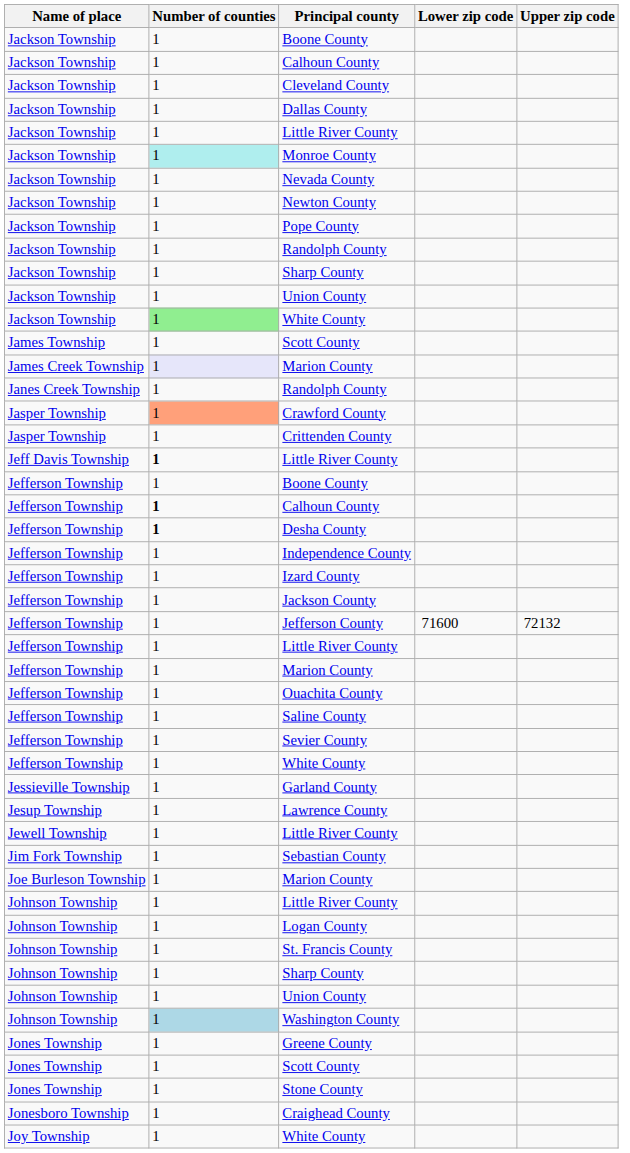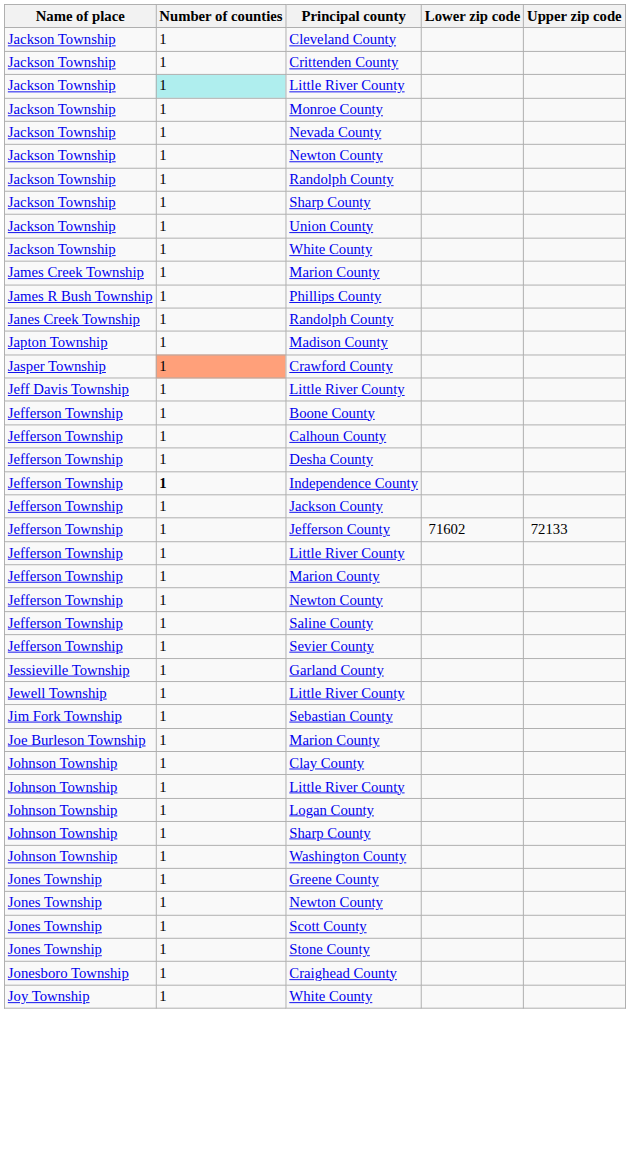- row: (62, 39)
- row: (62, 62)
+ row: (62, 62)
- row: (62, 109)
(156, 132) no background -> (163, 86) paleturquoise background
(156, 156) paleturquoise background -> (163, 109) no background
- row: (62, 226)
(156, 319) lightgreen background -> (163, 249) no background
- row: (56, 343)
(156, 366) lavender background -> (163, 272) no background
+ row: (80, 296)
+ row: (58, 343)
- row: (57, 436)
(156, 459) bold -> (163, 389) normal
(156, 506) bold -> (163, 436) normal
(156, 529) bold -> (163, 459) normal
(156, 553) normal -> (163, 483) bold
- row: (65, 576)
(438, 623) 71600 -> (445, 529) 71602
(540, 623) 72132 -> (547, 529) 72133
+ row: (65, 599)
- row: (65, 693)
- row: (65, 763)
- row: (55, 809)
+ row: (63, 763)
- row: (63, 949)
- row: (63, 996)
(156, 1020) lightblue background -> (163, 856) no background
+ row: (55, 903)
